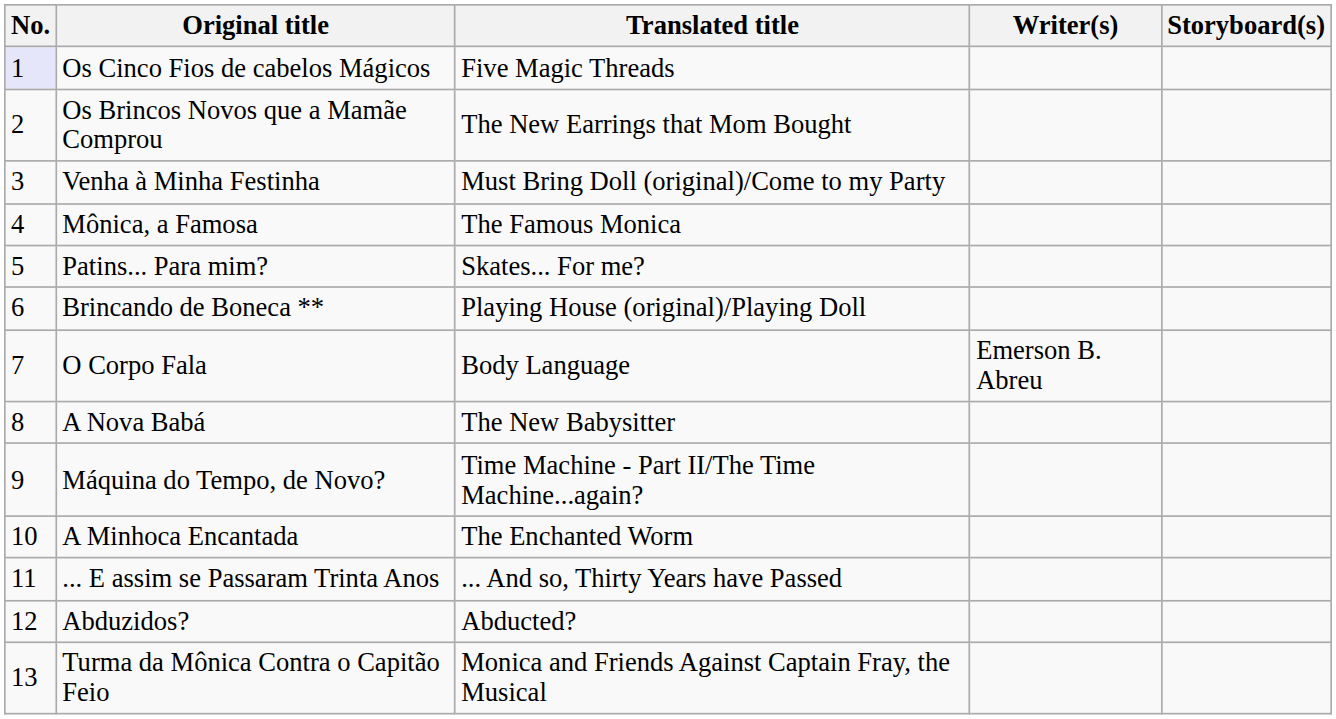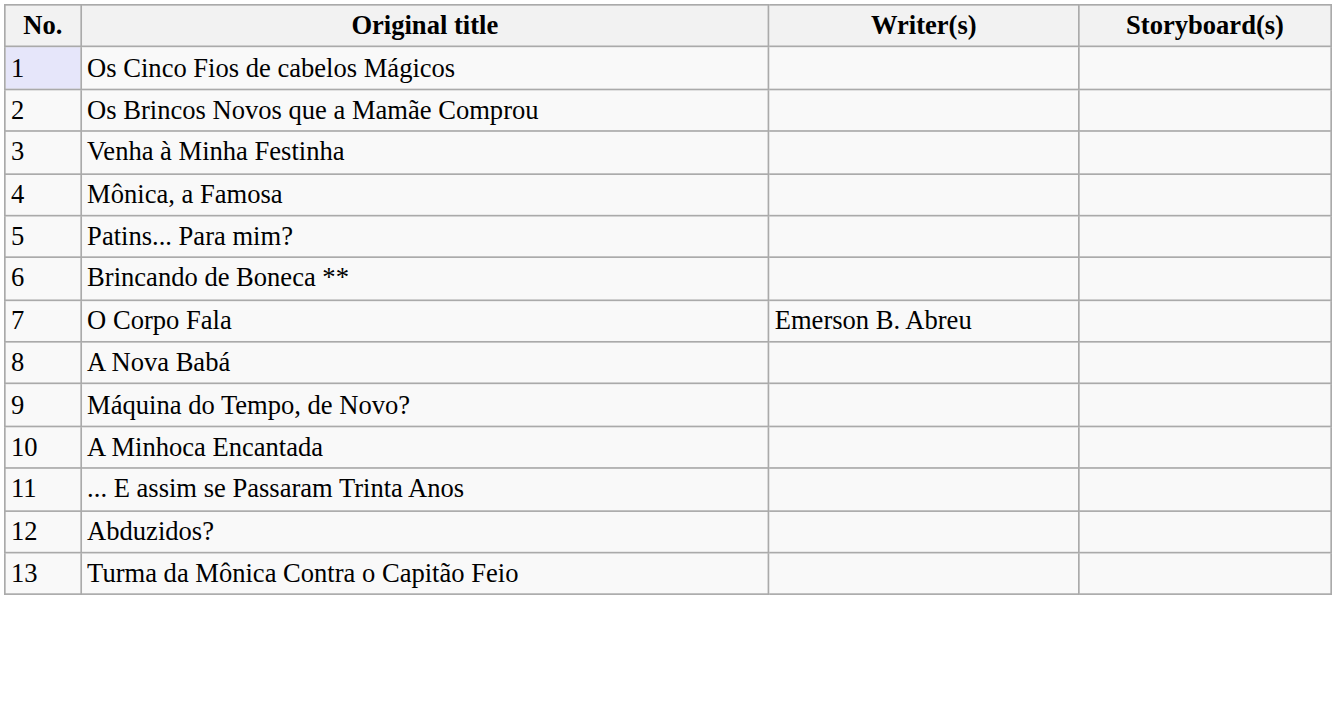- column: (713, 25)
